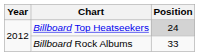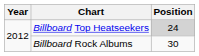(173, 43) 33 -> (173, 43) 30
